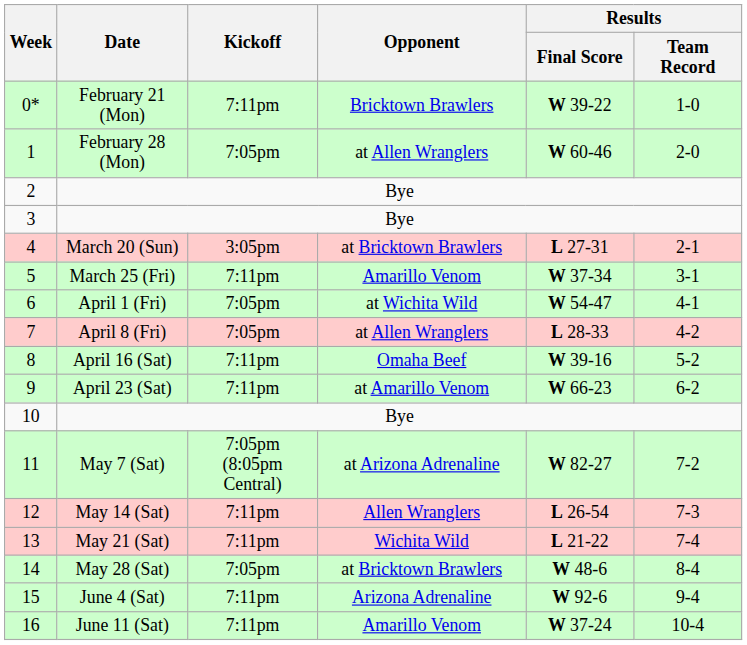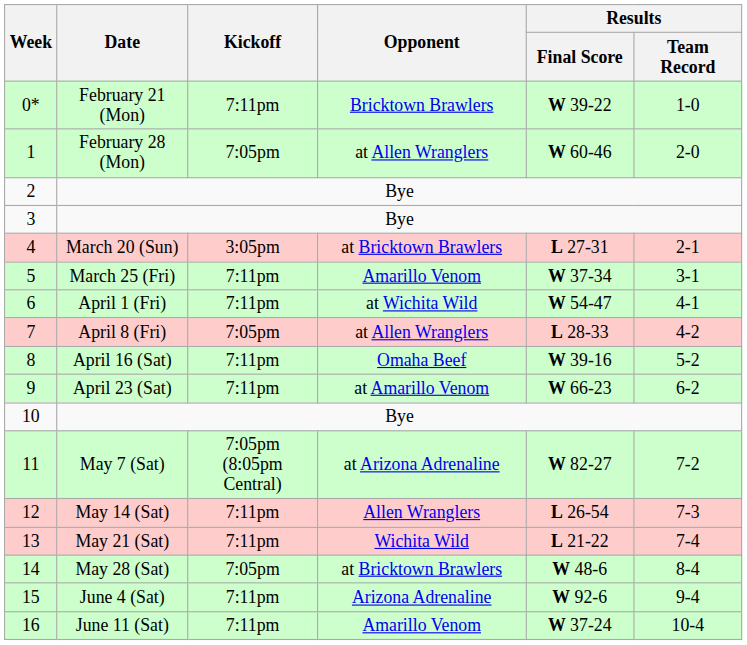(253, 303) 7:05pm -> (253, 303) 7:11pm
